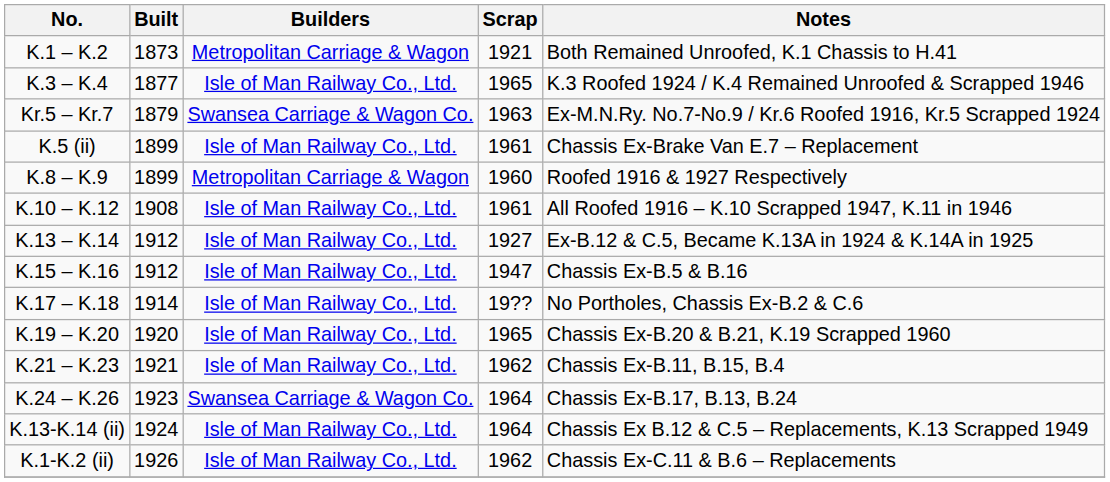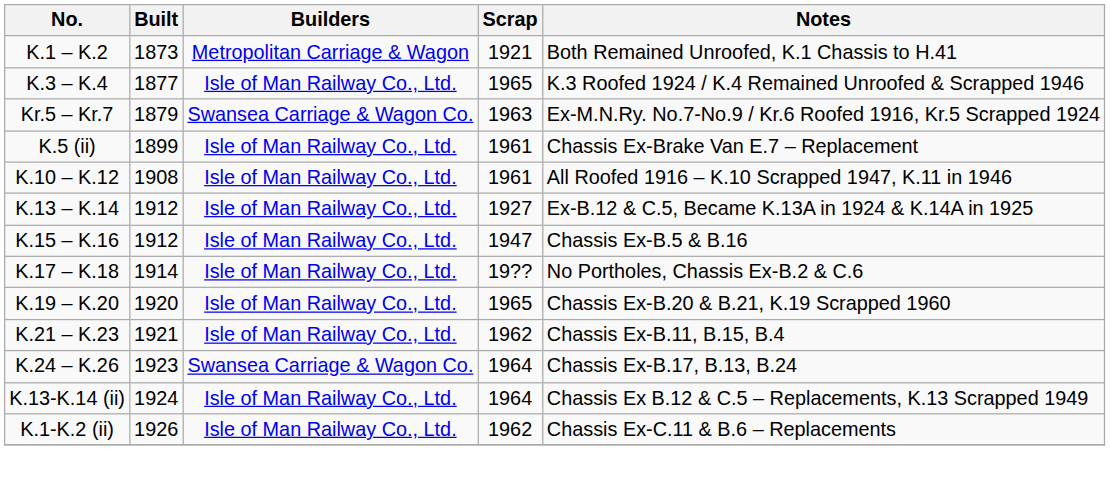- row: (67, 177)
